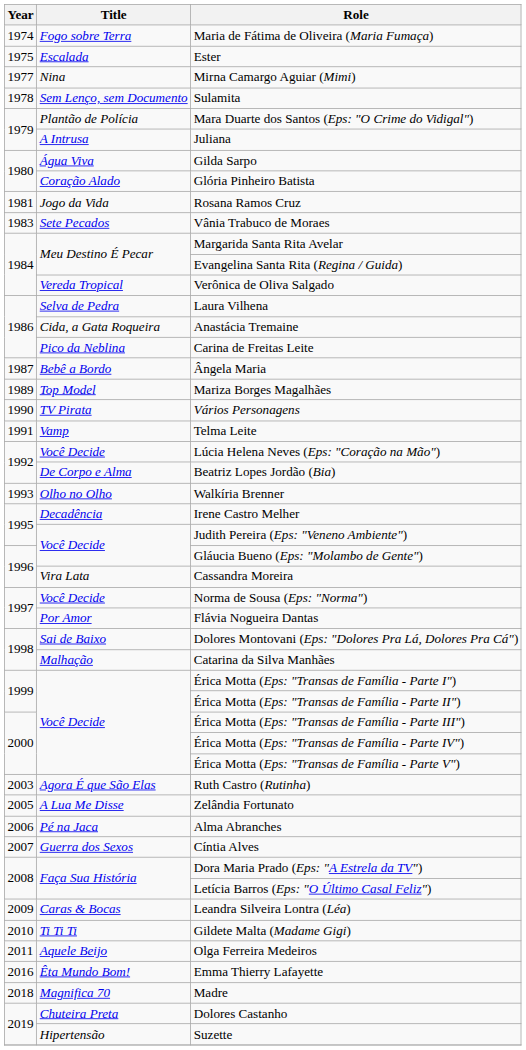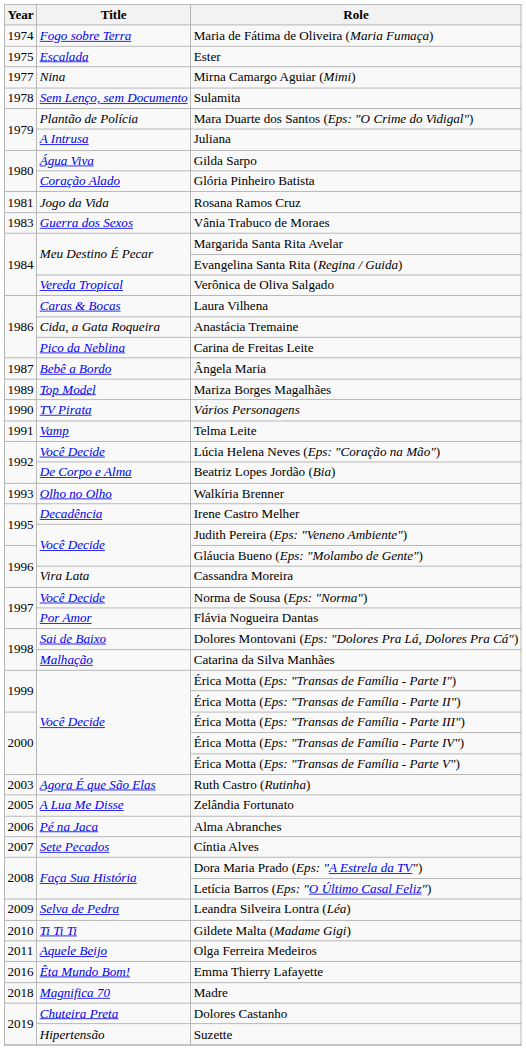(75, 222) Sete Pecados -> (86, 222) Guerra dos Sexos
(79, 306) Selva de Pedra -> (80, 306) Caras & Bocas
(86, 847) Guerra dos Sexos -> (75, 847) Sete Pecados
(80, 909) Caras & Bocas -> (79, 909) Selva de Pedra
